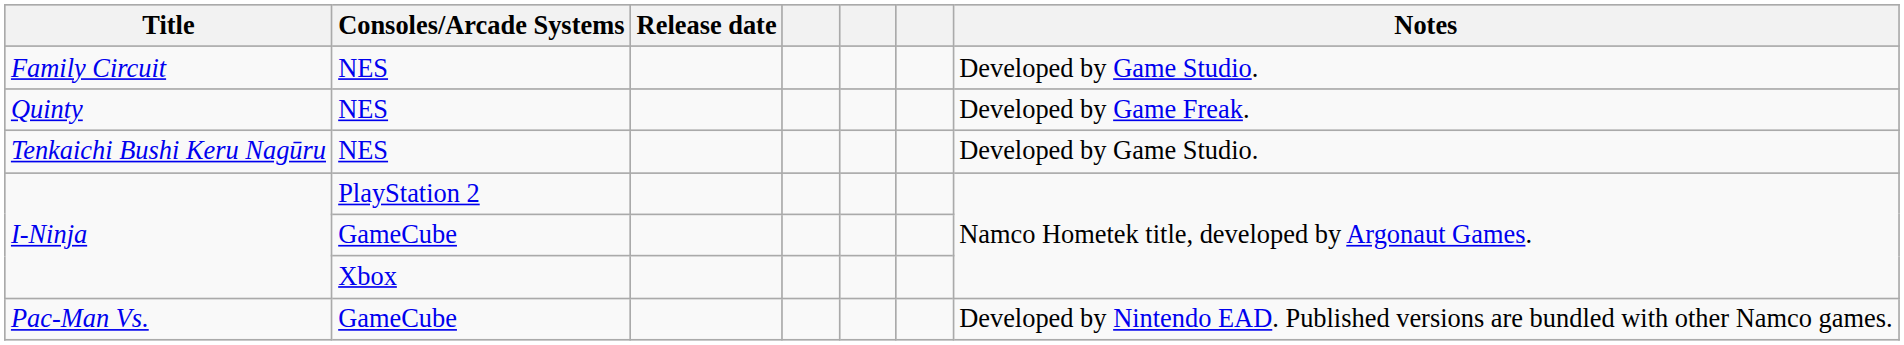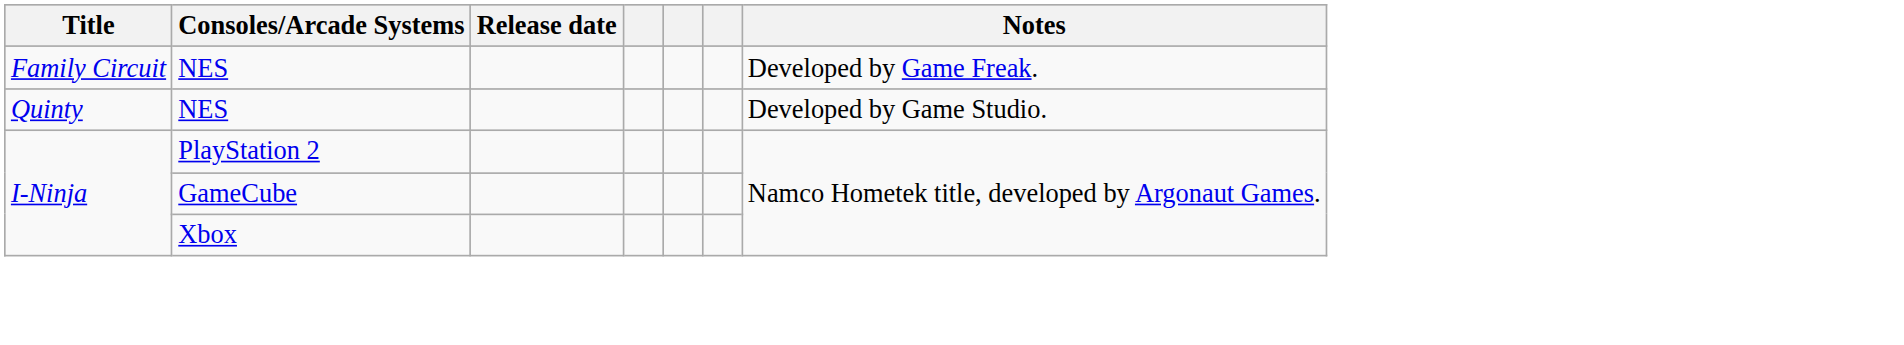(1109, 67) Developed by Game Studio. -> (893, 67) Developed by Game Freak.
(1104, 109) Developed by Game Freak. -> (897, 109) Developed by Game Studio.
- row: (168, 151)
- row: (80, 318)
